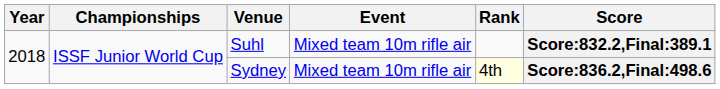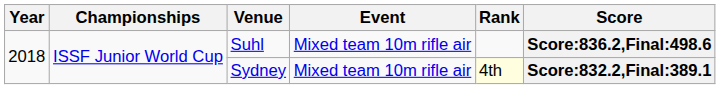(619, 44) Score:832.2,Final:389.1 -> (619, 44) Score:836.2,Final:498.6
(619, 70) Score:836.2,Final:498.6 -> (619, 70) Score:832.2,Final:389.1
